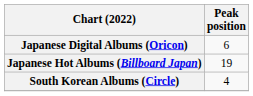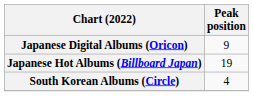(226, 44) 6 -> (226, 44) 9
